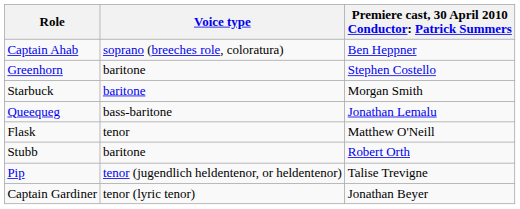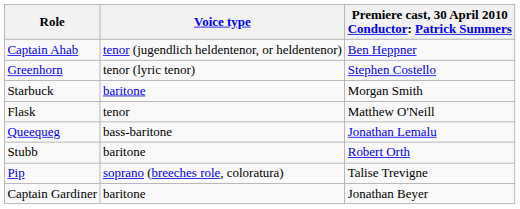(193, 49) soprano (breeches role, coloratura) -> (222, 49) tenor (jugendlich heldentenor, or heldentenor)
(124, 70) baritone -> (149, 70) tenor (lyric tenor)
rows swapped: (34, 111) <-> (21, 132)
(222, 173) tenor (jugendlich heldentenor, or heldentenor) -> (193, 173) soprano (breeches role, coloratura)
(149, 193) tenor (lyric tenor) -> (124, 193) baritone
